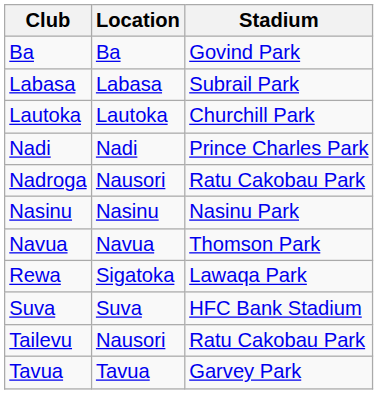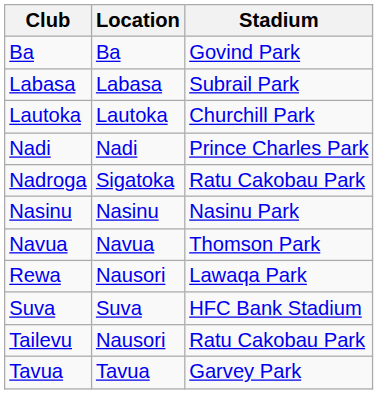(131, 180) Nausori -> (135, 180) Sigatoka
(135, 276) Sigatoka -> (131, 276) Nausori
